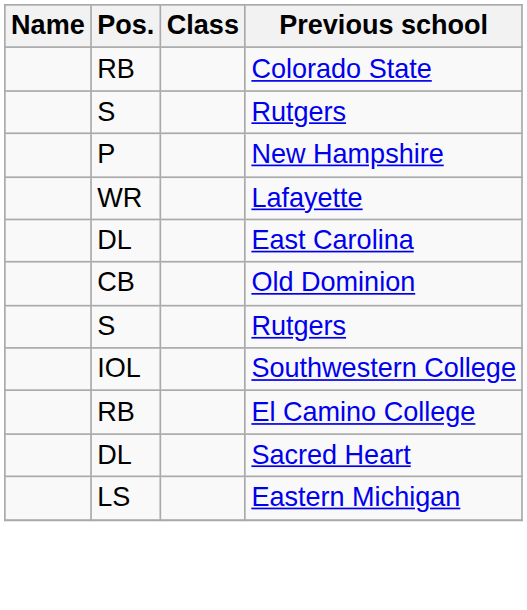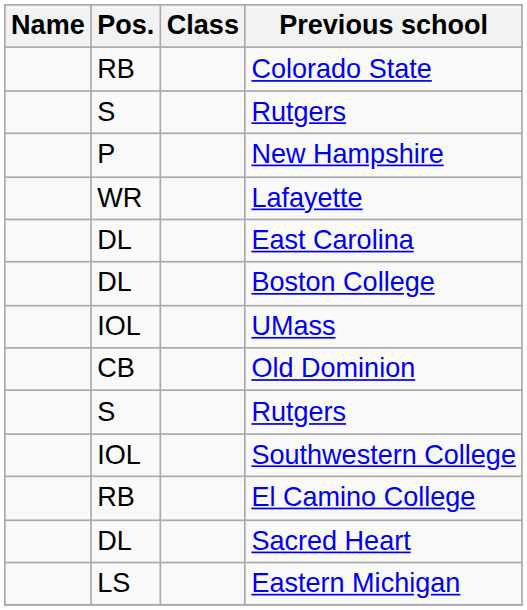+ row: (114, 283)
+ row: (119, 326)
